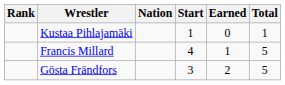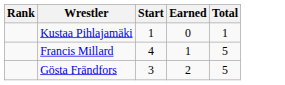- column: (155, 13)
